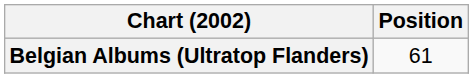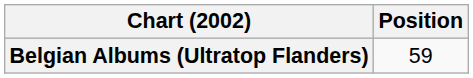(421, 55) 61 -> (421, 55) 59
